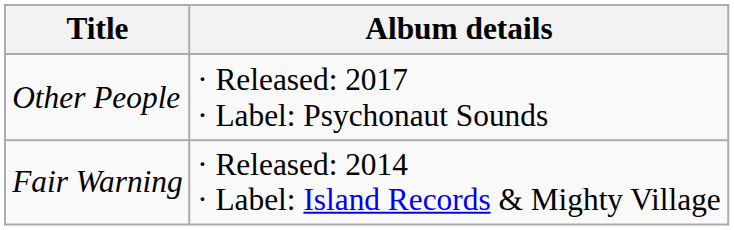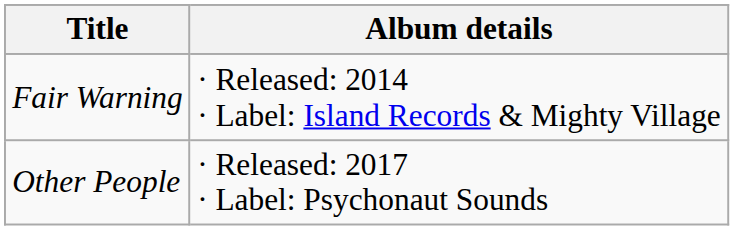rows swapped: (97, 181) <-> (96, 96)
